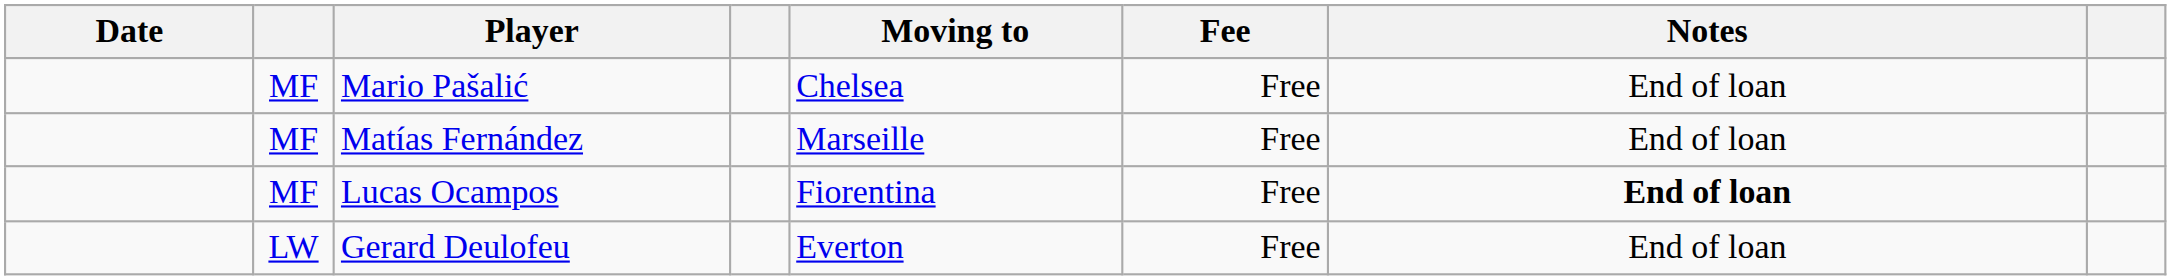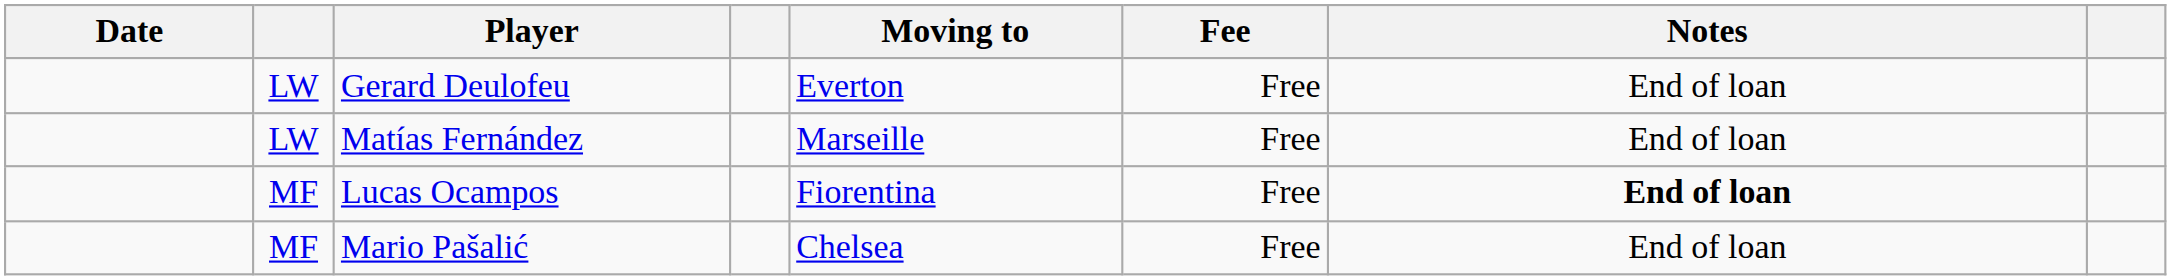rows swapped: (455, 246) <-> (435, 85)
(294, 138) MF -> (294, 138) LW
